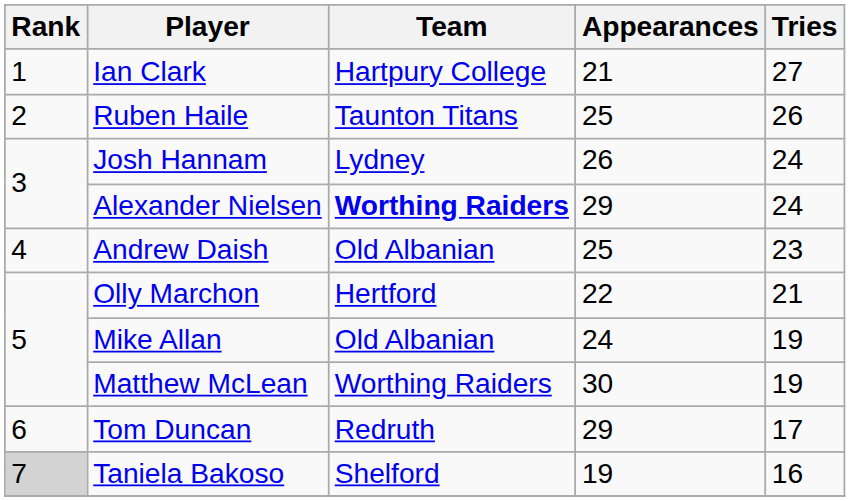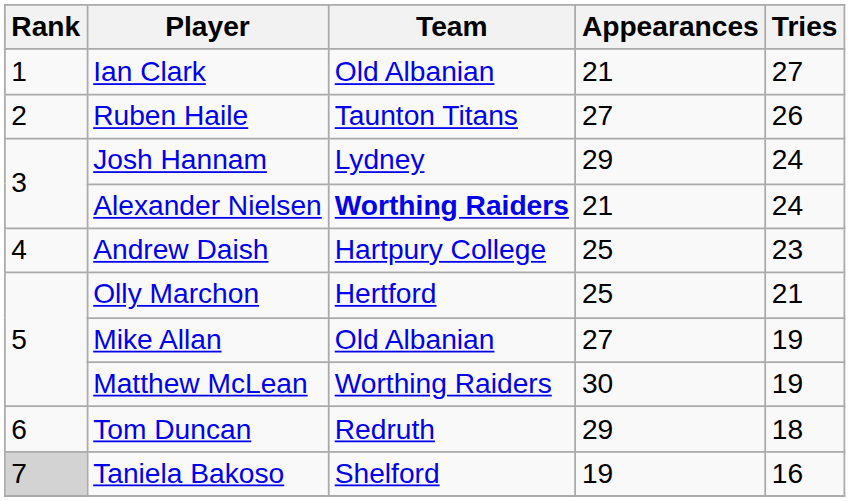(440, 71) Hartpury College -> (415, 71) Old Albanian
(598, 116) 25 -> (598, 116) 27
(598, 160) 26 -> (598, 160) 29
(598, 205) 29 -> (598, 205) 21
(415, 250) Old Albanian -> (440, 250) Hartpury College
(598, 294) 22 -> (598, 294) 25
(598, 339) 24 -> (598, 339) 27
(787, 428) 17 -> (787, 428) 18
